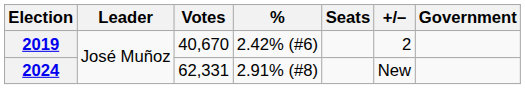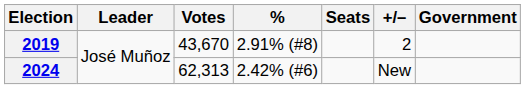(204, 44) 40,670 -> (204, 44) 43,670
(277, 44) 2.42% (#6) -> (277, 44) 2.91% (#8)
(204, 70) 62,331 -> (204, 70) 62,313
(277, 70) 2.91% (#8) -> (277, 70) 2.42% (#6)
